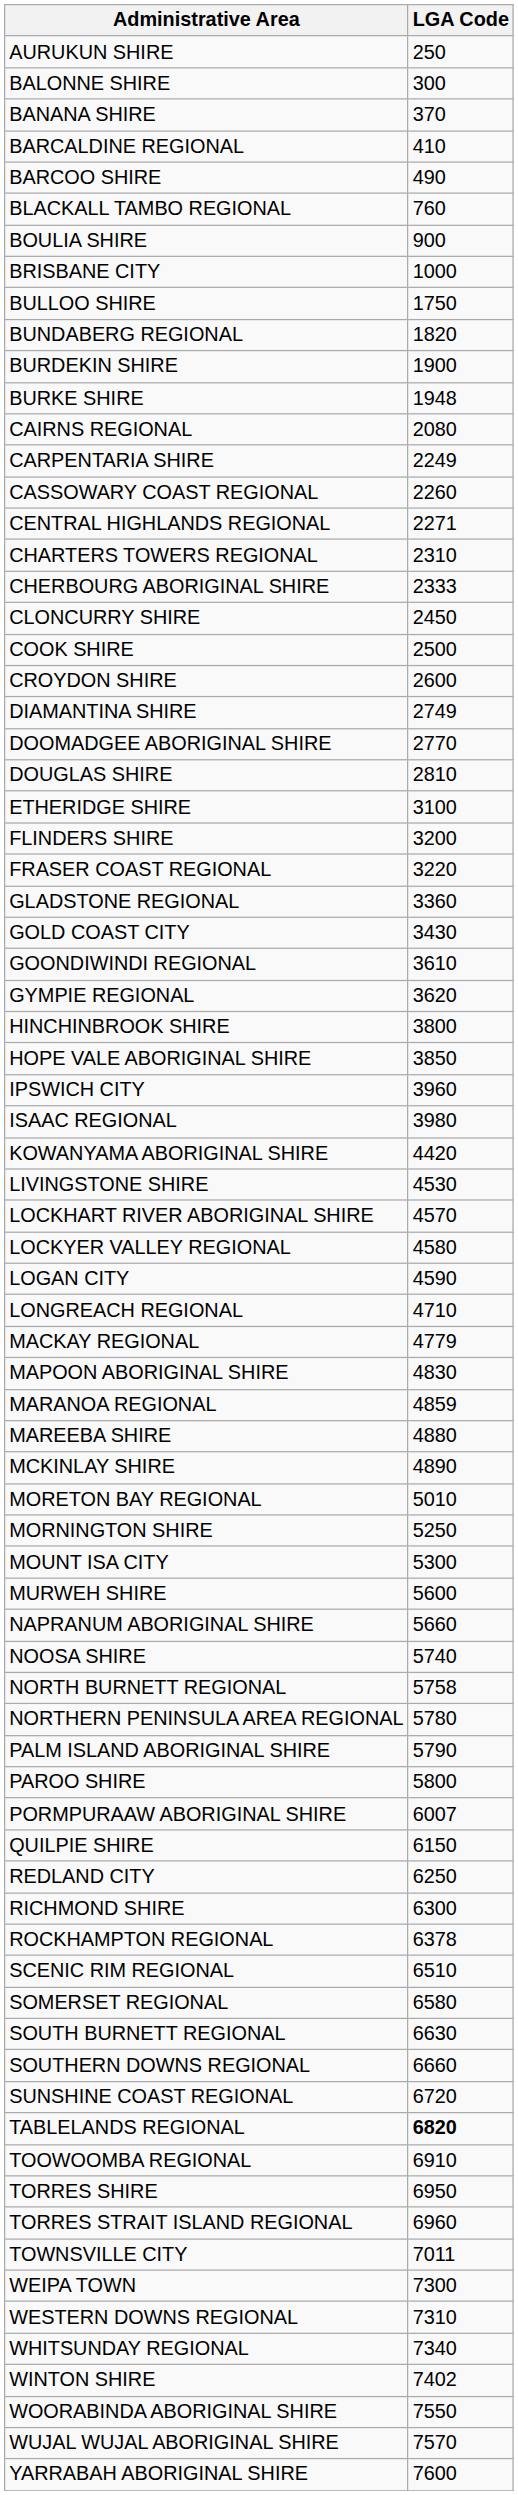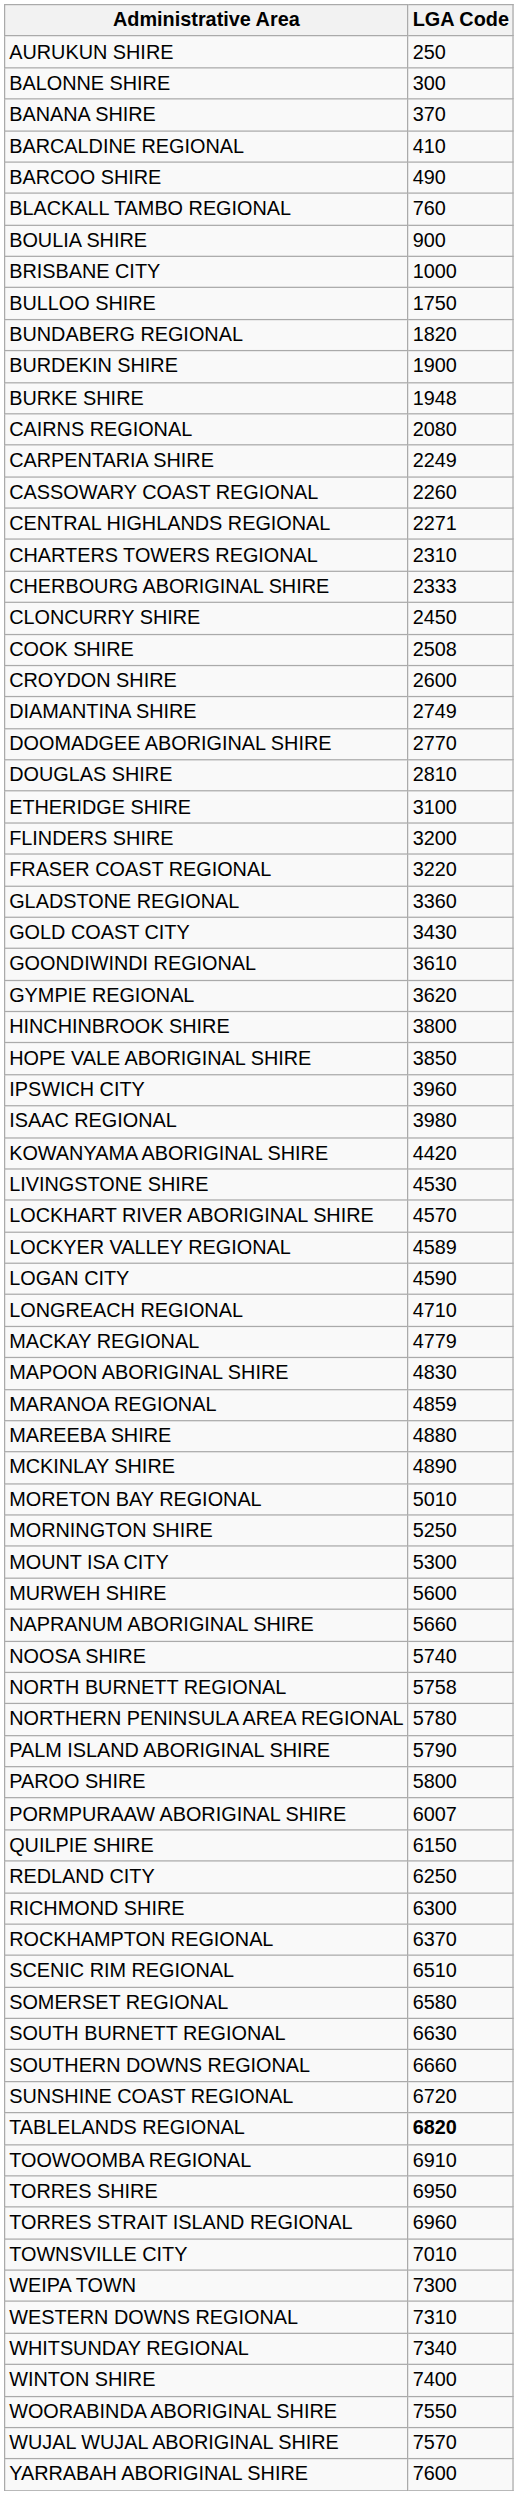(435, 649) 2500 -> (435, 649) 2508
(435, 1247) 4580 -> (435, 1247) 4589
(435, 1939) 6378 -> (435, 1939) 6370
(434, 2254) 7011 -> (435, 2254) 7010
(435, 2380) 7402 -> (435, 2380) 7400
